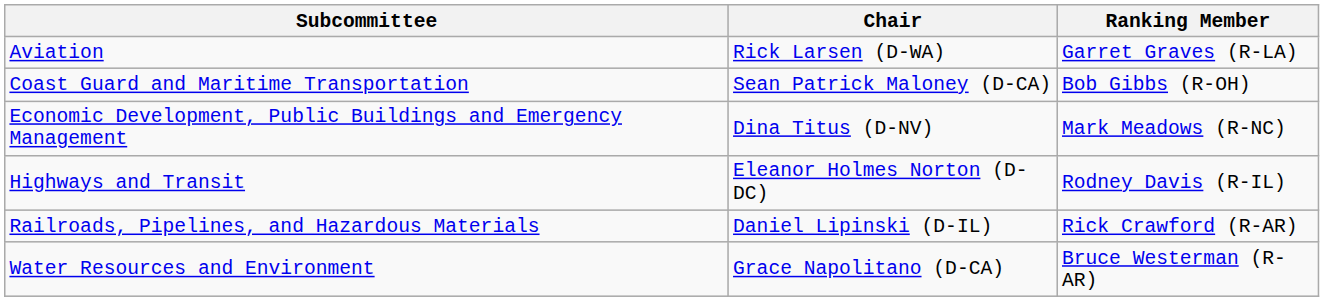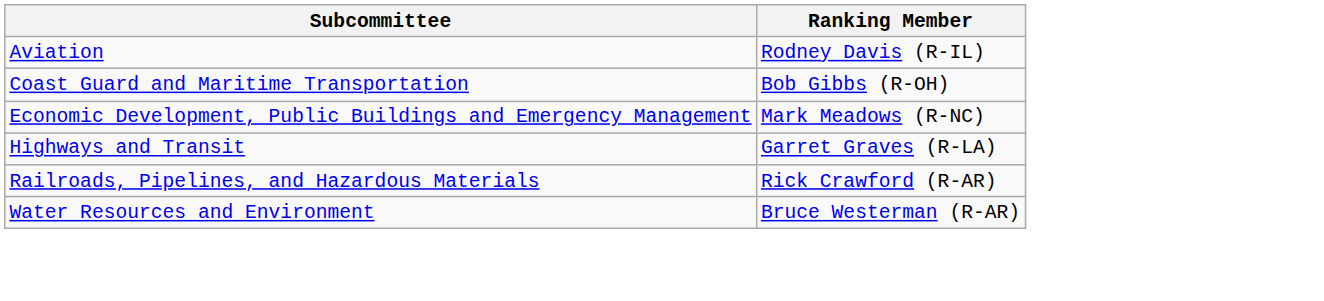- column: (893, 21)
(1180, 53) Garret Graves (R-LA) -> (873, 53) Rodney Davis (R-IL)
(1174, 183) Rodney Davis (R-IL) -> (879, 149) Garret Graves (R-LA)
